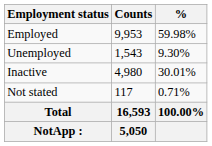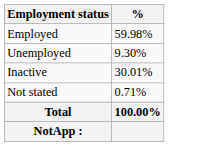- column: (133, 14)
